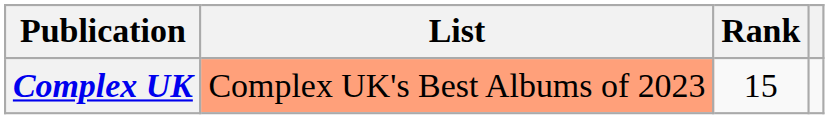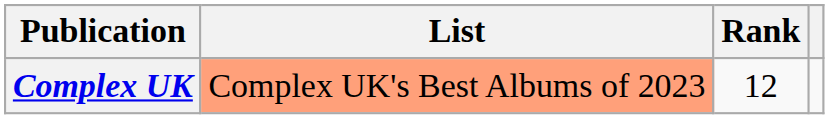(761, 85) 15 -> (761, 85) 12
